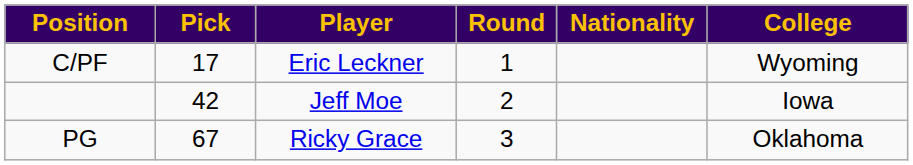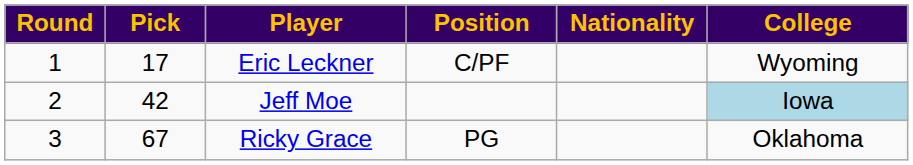columns swapped: (507, 23) <-> (80, 23)
(808, 100) no background -> (808, 100) lightblue background
